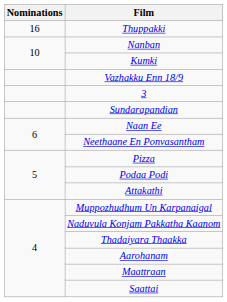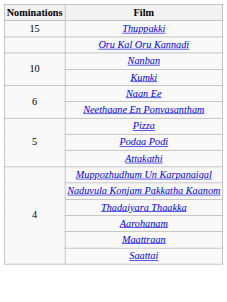(35, 28) 16 -> (35, 28) 15
+ row: (144, 45)
- row: (144, 77)
- row: (144, 93)
- row: (144, 110)
